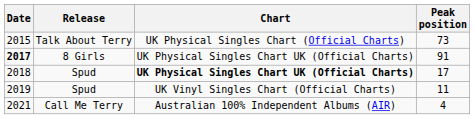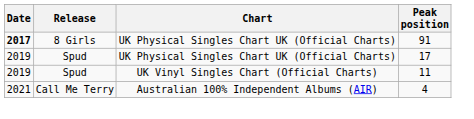- row: (443, 40)
(19, 73) 2018 -> (19, 57) 2019
(275, 73) bold -> (257, 57) normal
